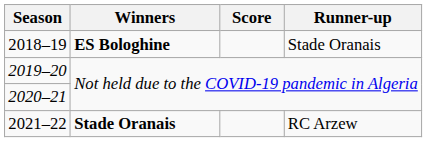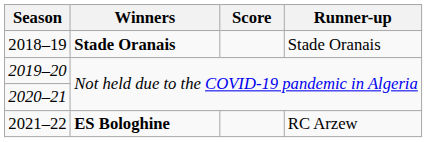(122, 44) ES Bologhine -> (125, 44) Stade Oranais
(125, 123) Stade Oranais -> (122, 123) ES Bologhine
